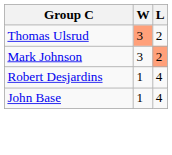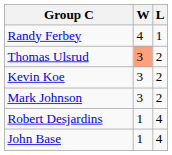+ row: (44, 35)
+ row: (36, 77)
(159, 56) lightsalmon background -> (159, 98) no background
